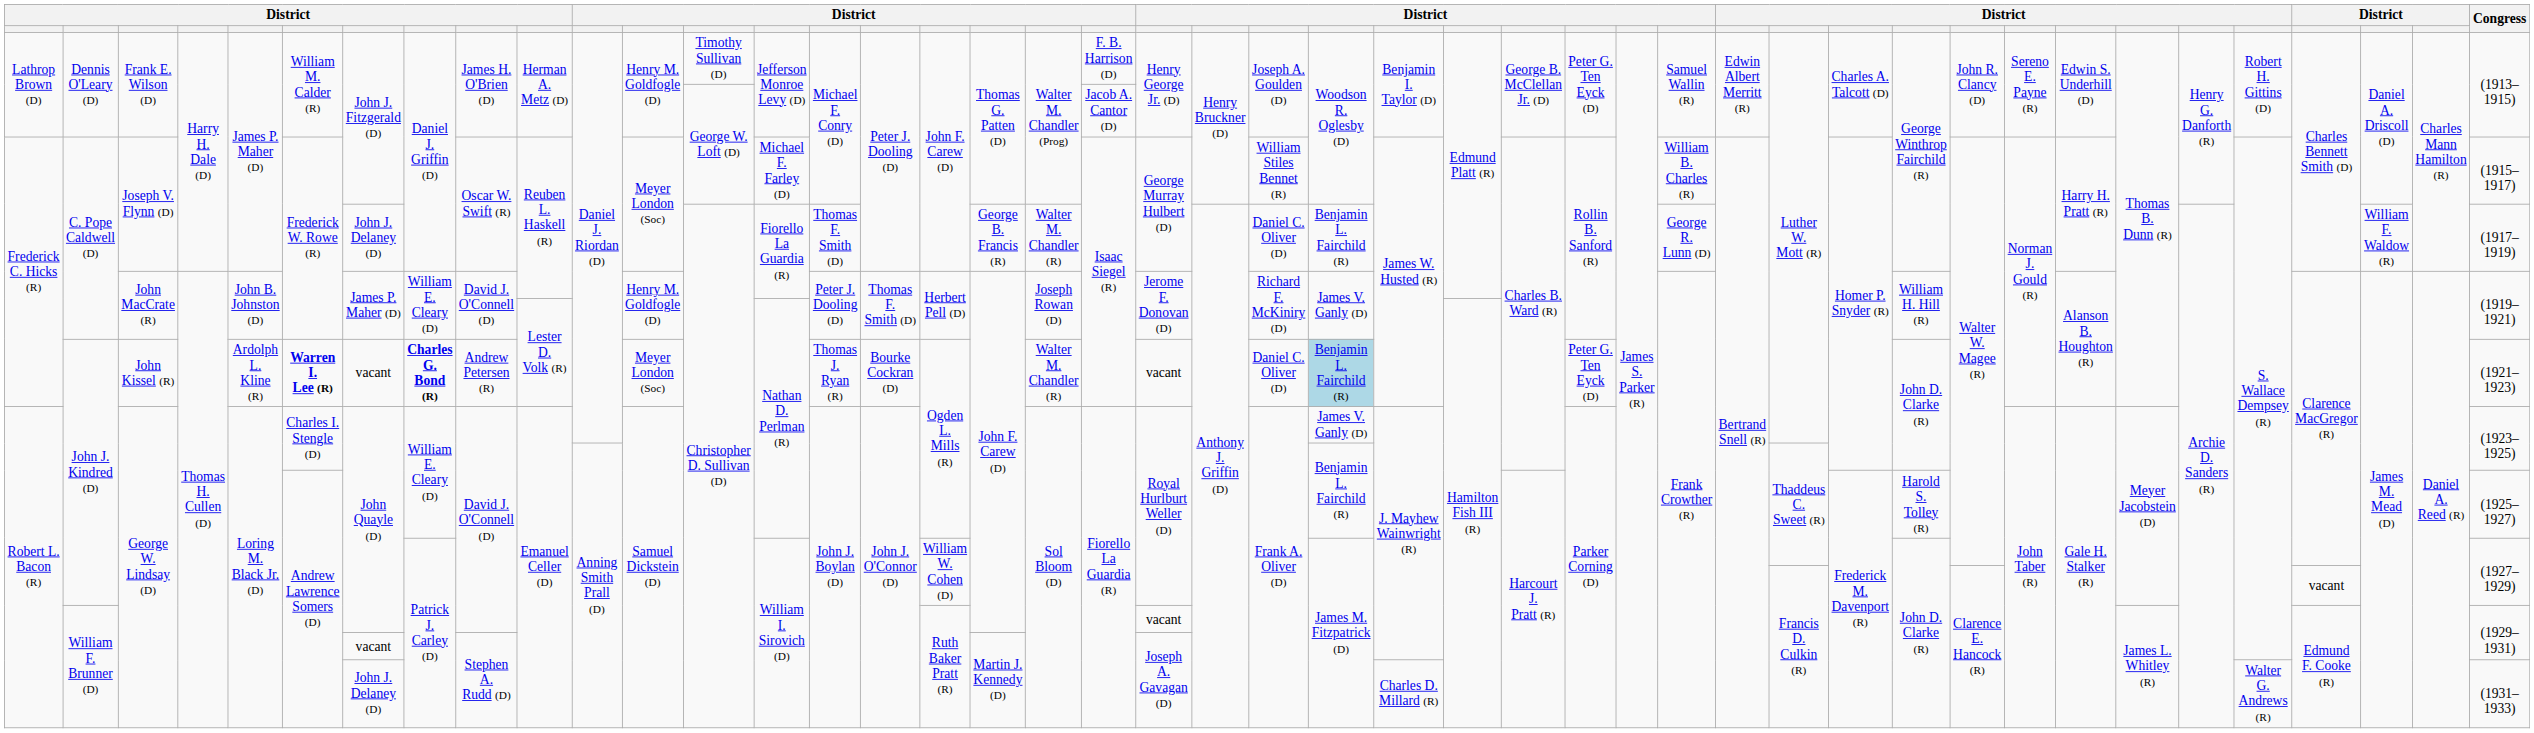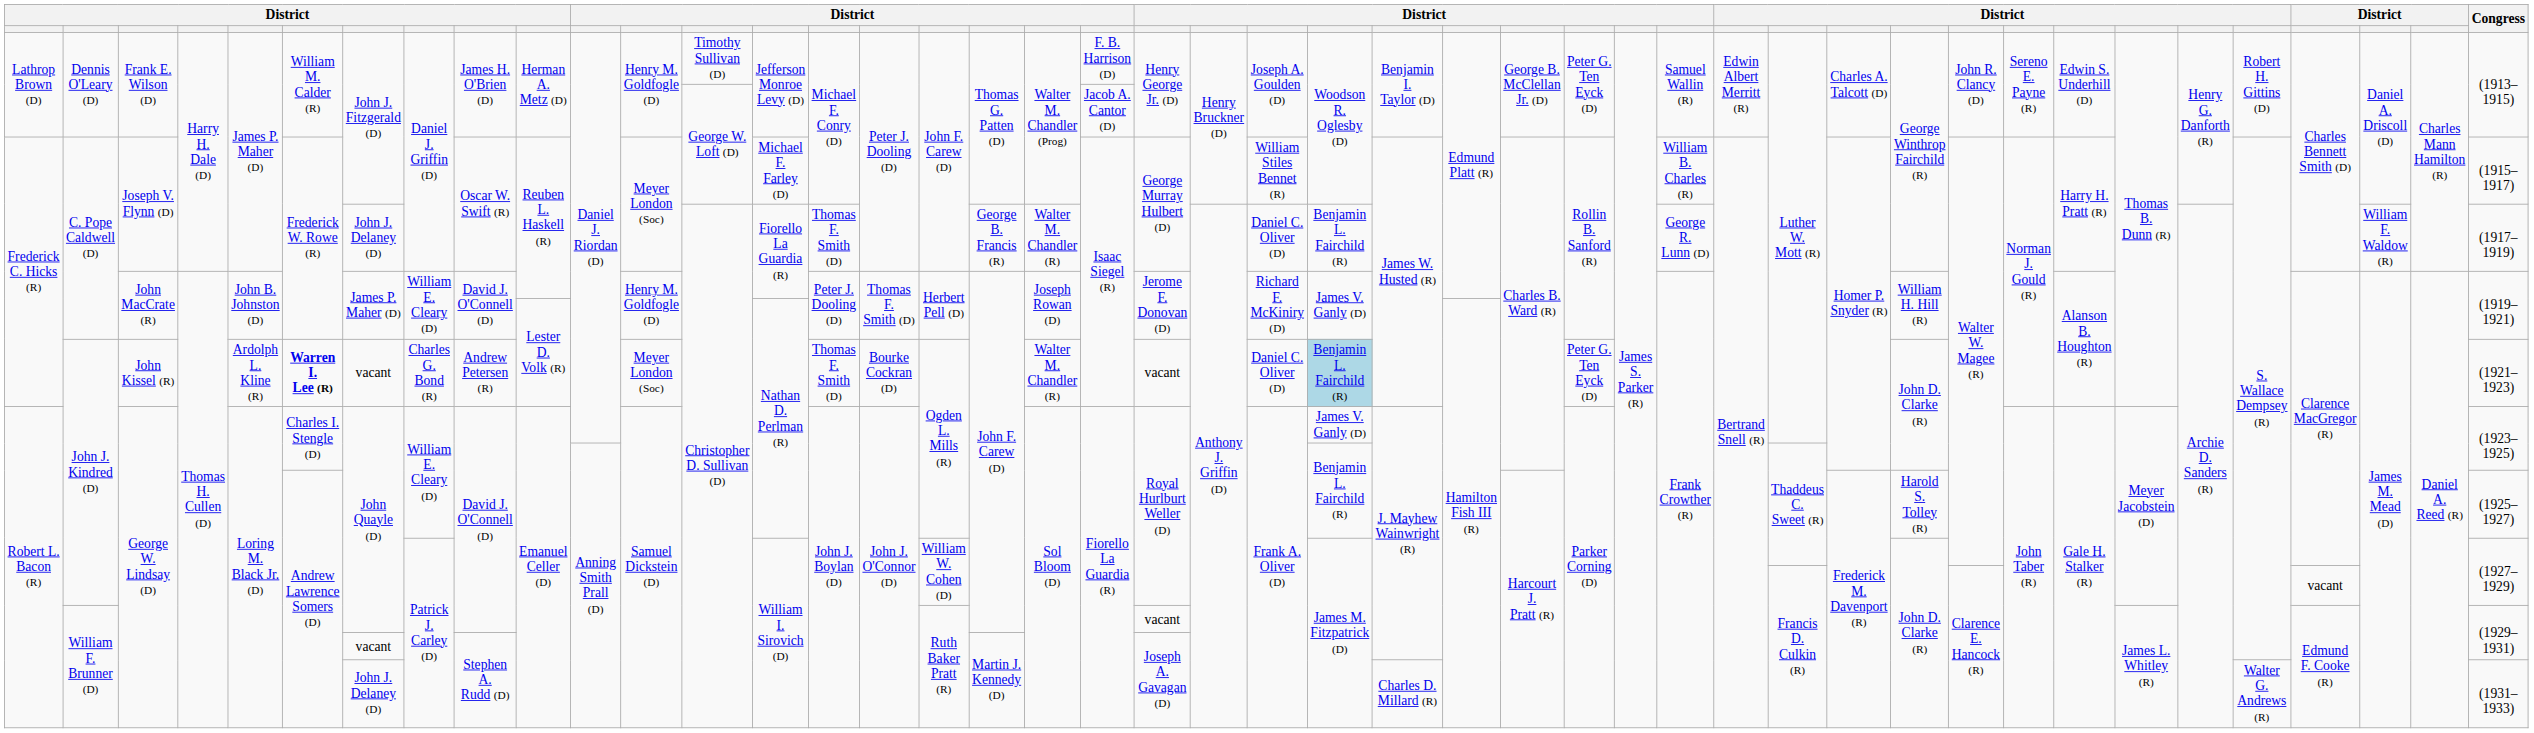(430, 372) bold -> (429, 372) normal
(835, 372) Thomas J. Ryan (R) -> (834, 372) Thomas F. Smith (D)
